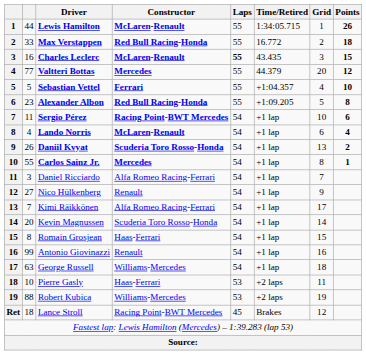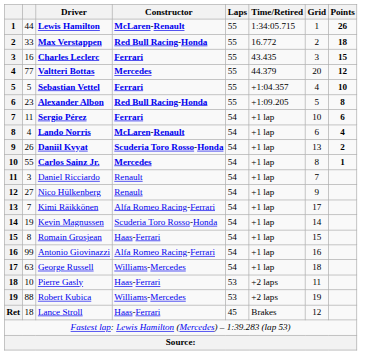(149, 56) McLaren-Renault -> (129, 56) Ferrari
(237, 56) bold -> (232, 56) normal
(171, 116) Racing Point-BWT Mercedes -> (129, 116) Ferrari
(165, 176) Alfa Romeo Racing-Ferrari -> (128, 176) Renault
(29, 222) 20 -> (29, 222) 19
(128, 252) Renault -> (165, 252) Alfa Romeo Racing-Ferrari
(168, 312) Racing Point-BWT Mercedes -> (137, 312) Haas-Ferrari
